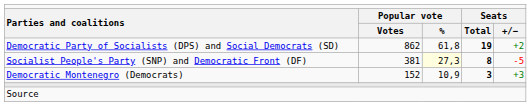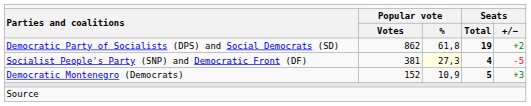(489, 60) 8 -> (489, 60) 4
(489, 75) 3 -> (489, 75) 5
